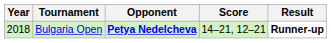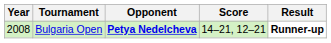(19, 30) 2018 -> (19, 30) 2008
